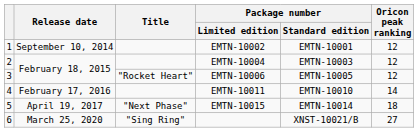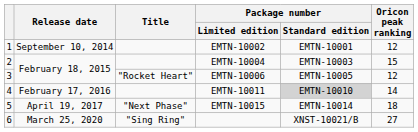(392, 62) 12 -> (392, 62) 15
(326, 91) no background -> (326, 91) lightgrey background
